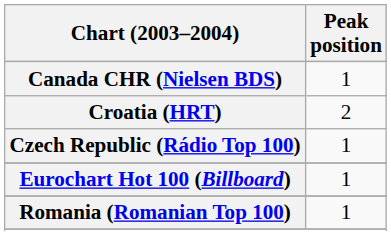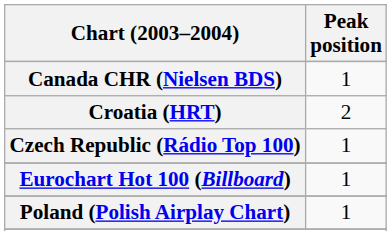+ row: (155, 212)
- row: (155, 212)
